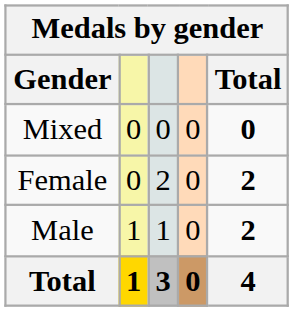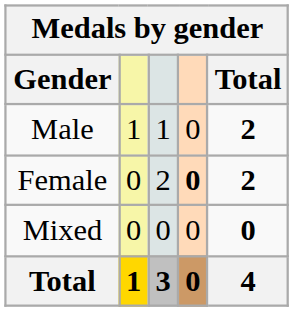rows swapped: (62, 230) <-> (62, 129)
(193, 179) normal -> (193, 179) bold
